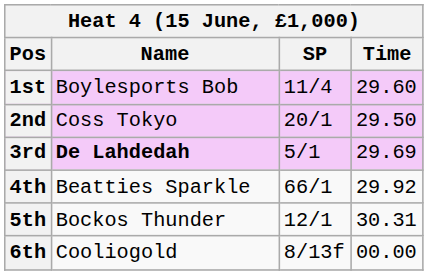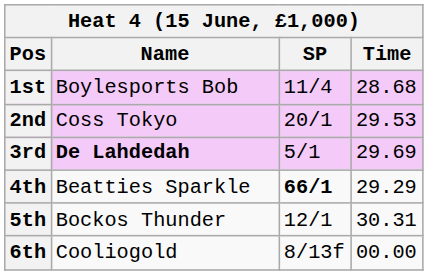(386, 87) 29.60 -> (386, 87) 28.68
(386, 120) 29.50 -> (386, 120) 29.53
(308, 187) normal -> (308, 187) bold
(386, 187) 29.92 -> (386, 187) 29.29
